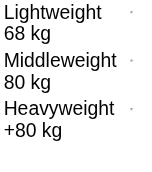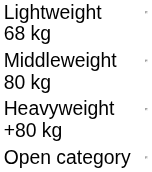+ row: (67, 157)
